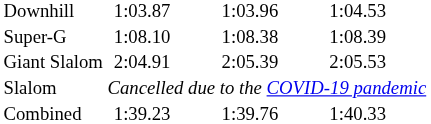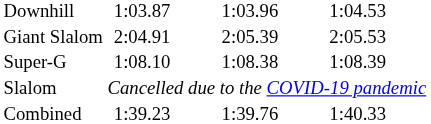rows swapped: (35, 36) <-> (53, 62)
